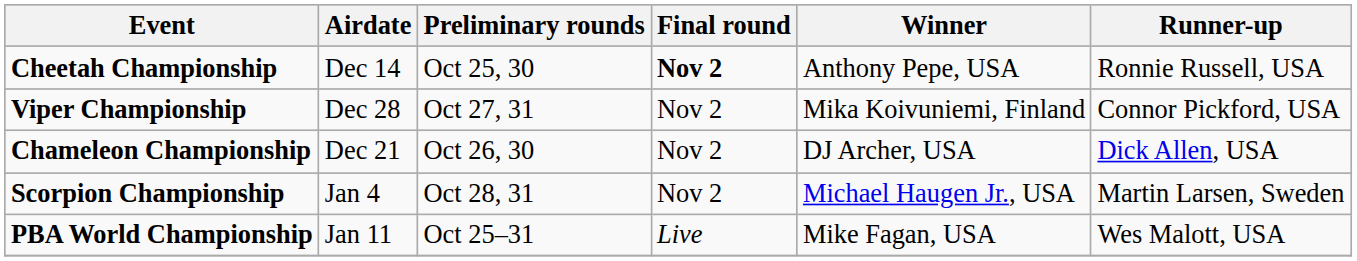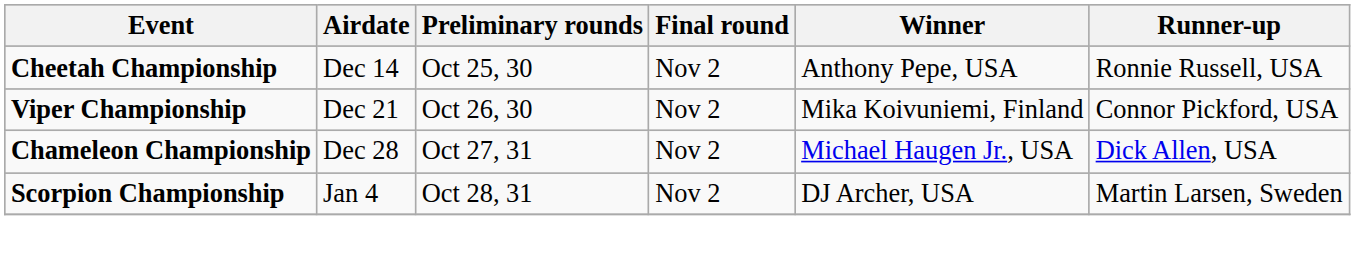(690, 67) bold -> (688, 67) normal
(363, 109) Dec 28 -> (361, 109) Dec 21
(479, 109) Oct 27, 31 -> (477, 109) Oct 26, 30
(363, 151) Dec 21 -> (361, 151) Dec 28
(479, 151) Oct 26, 30 -> (477, 151) Oct 27, 31
(889, 151) DJ Archer, USA -> (937, 151) Michael Haugen Jr., USA
(939, 192) Michael Haugen Jr., USA -> (888, 192) DJ Archer, USA
- row: (162, 234)
